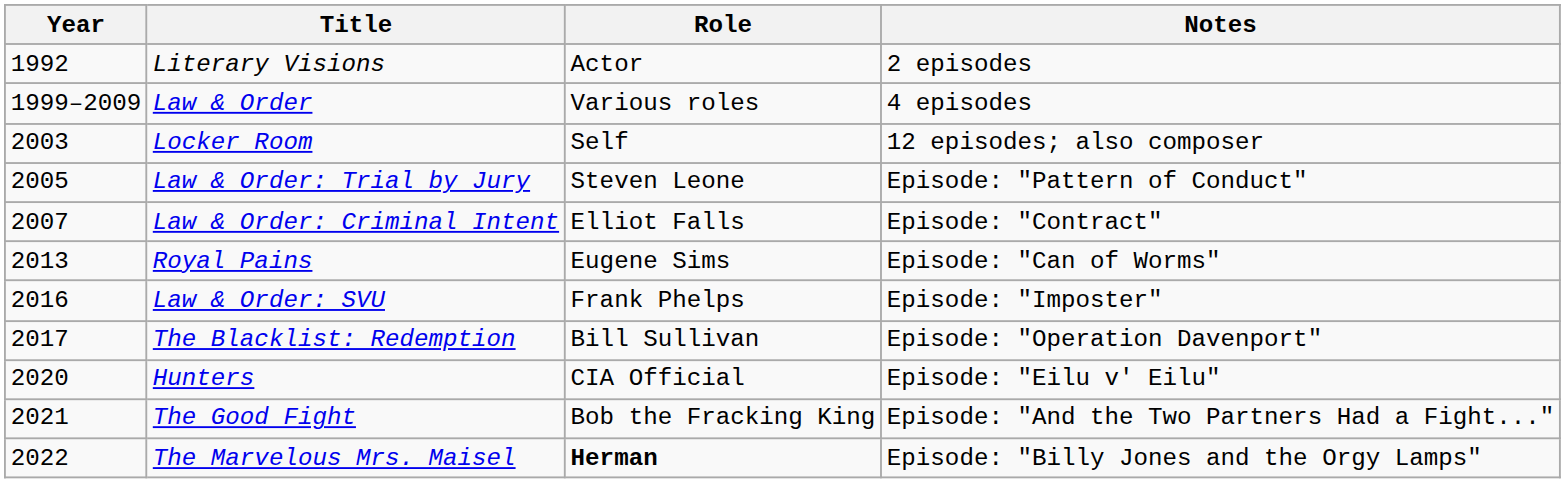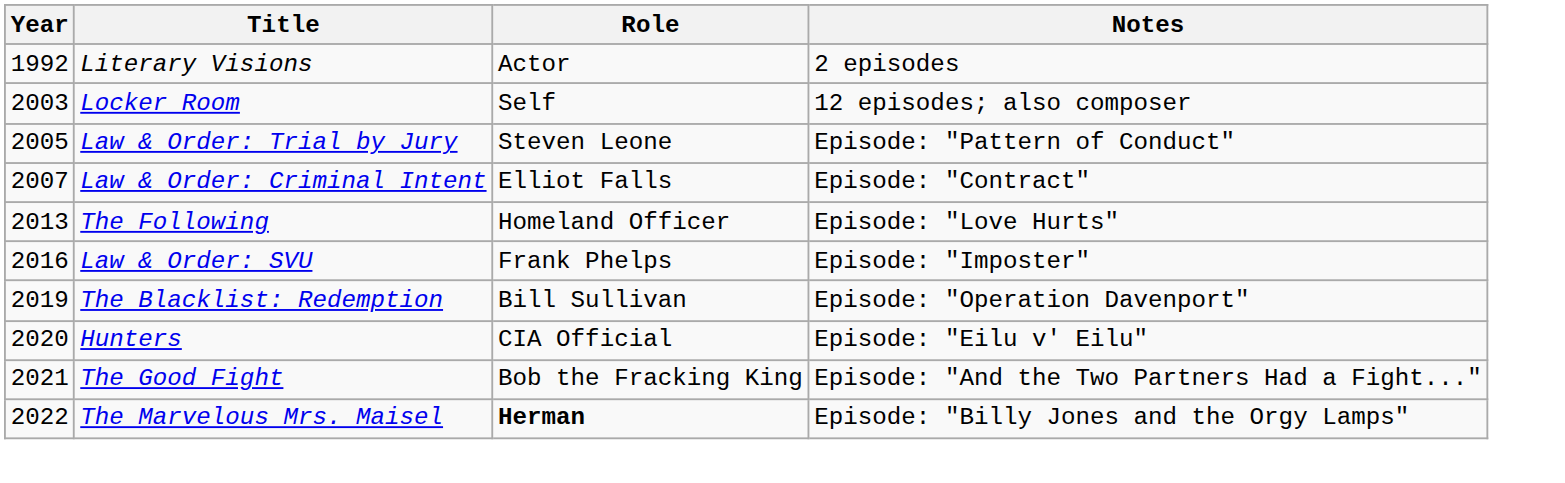- row: (233, 103)
+ row: (175, 222)
- row: (233, 261)
(40, 340) 2017 -> (40, 300) 2019
